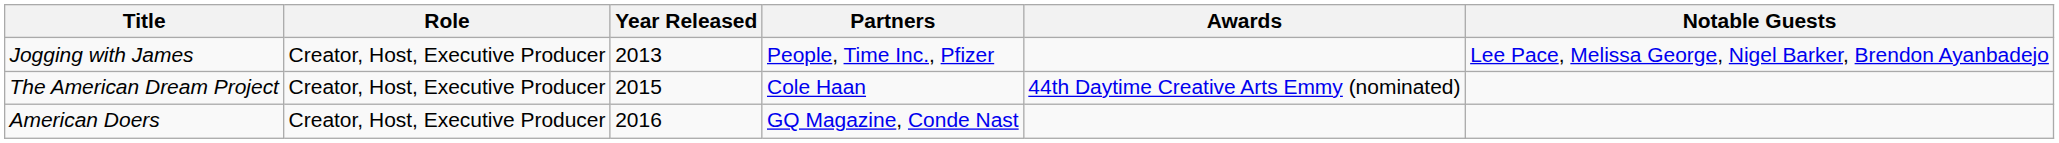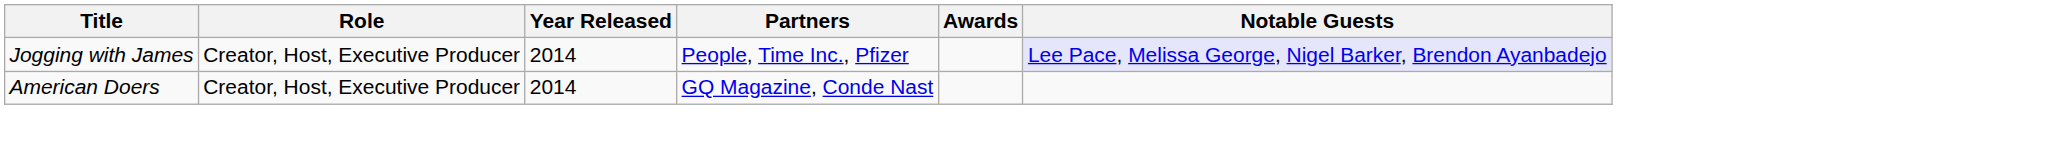(638, 54) 2013 -> (553, 54) 2014
(1760, 54) no background -> (1317, 54) lavender background
- row: (144, 87)
(638, 120) 2016 -> (553, 87) 2014
